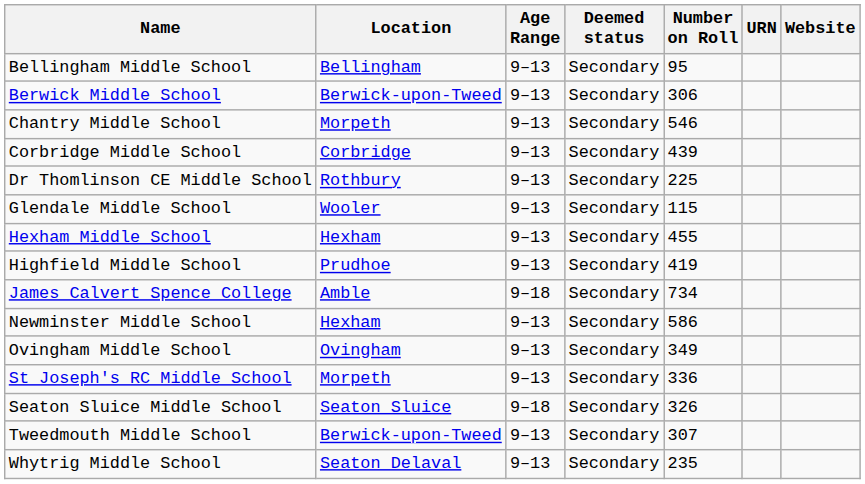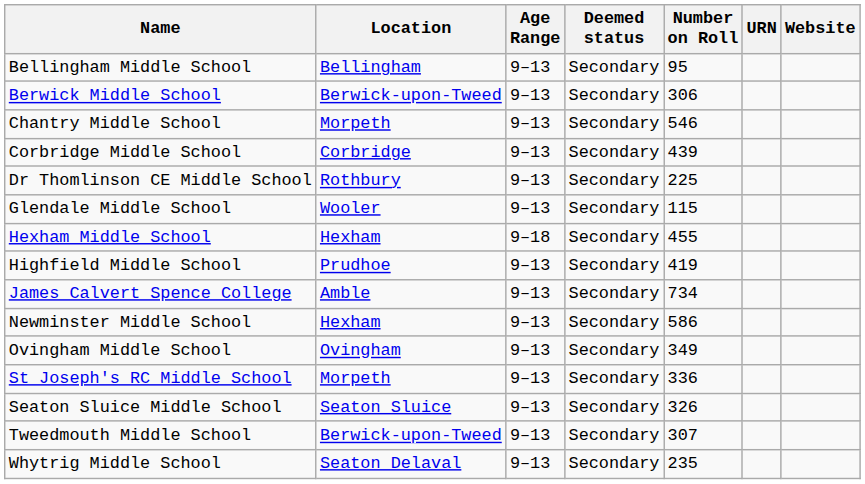(530, 237) 9–13 -> (530, 237) 9–18
(530, 293) 9–18 -> (530, 293) 9–13
(530, 407) 9–18 -> (530, 407) 9–13
